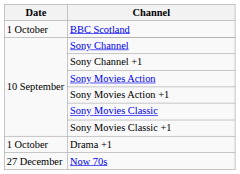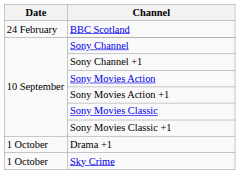(27, 29) 1 October -> (32, 29) 24 February
+ row: (92, 161)
- row: (89, 161)
